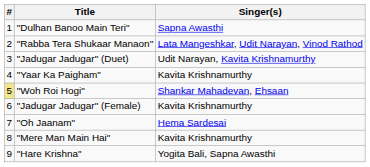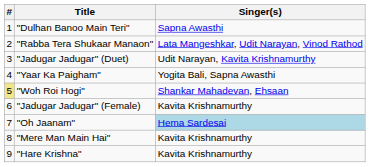(205, 75) Kavita Krishnamurthy -> (216, 75) Yogita Bali, Sapna Awasthi
(192, 122) no background -> (192, 122) lightblue background
(216, 153) Yogita Bali, Sapna Awasthi -> (205, 153) Kavita Krishnamurthy
